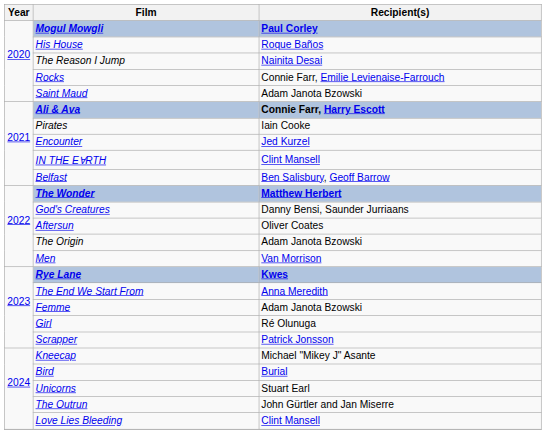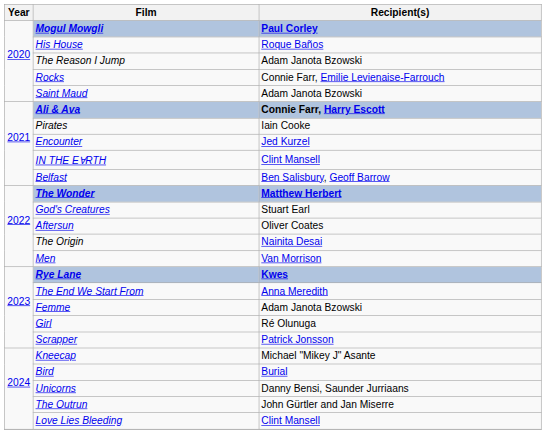(292, 61) Nainita Desai -> (312, 61) Adam Janota Bzowski
(335, 210) Danny Bensi, Saunder Jurriaans -> (285, 210) Stuart Earl
(312, 242) Adam Janota Bzowski -> (292, 242) Nainita Desai
(285, 388) Stuart Earl -> (335, 388) Danny Bensi, Saunder Jurriaans
